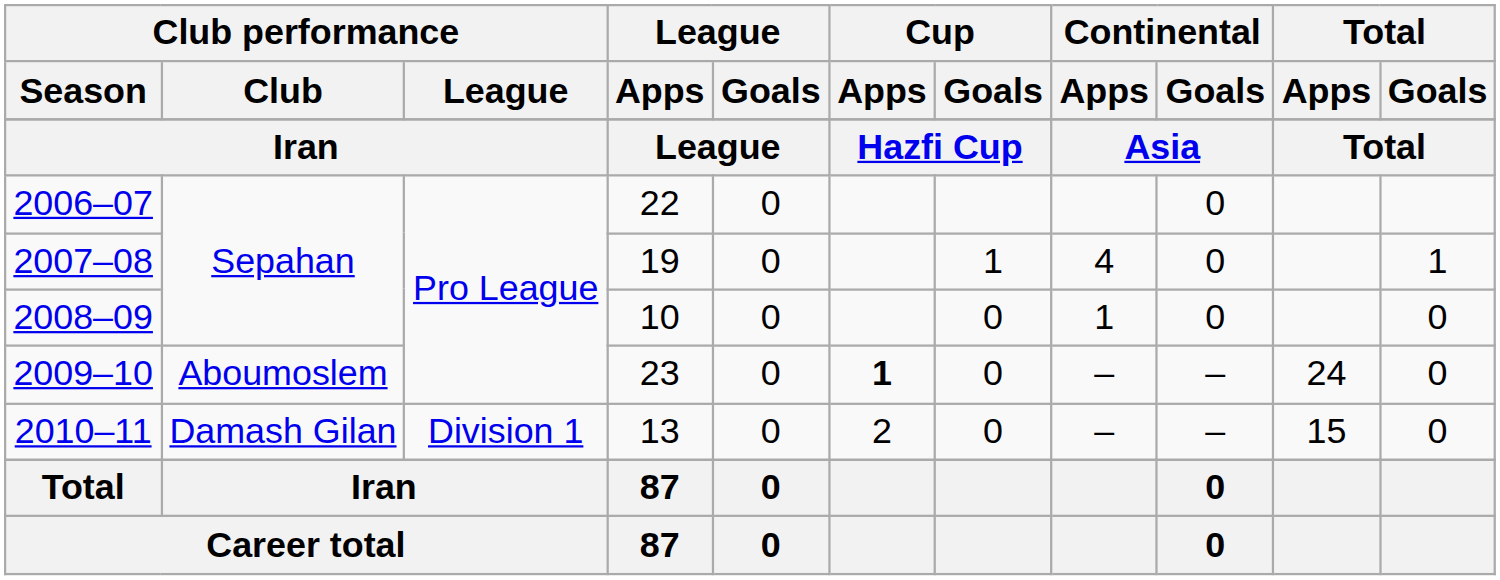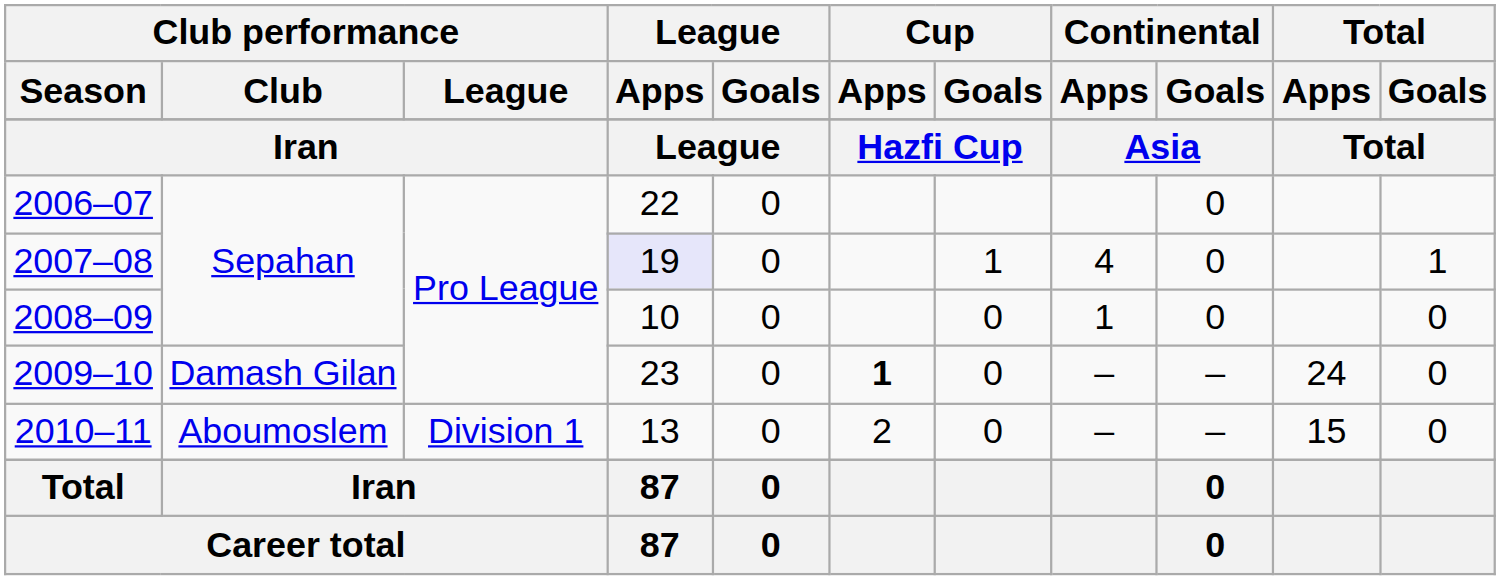(660, 260) no background -> (660, 260) lavender background
(283, 373) Aboumoslem -> (283, 373) Damash Gilan
(283, 430) Damash Gilan -> (283, 430) Aboumoslem
